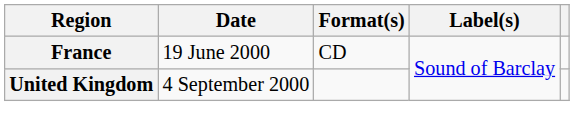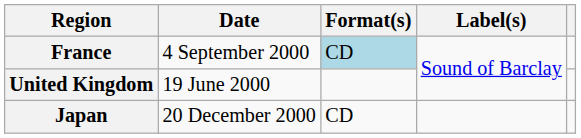(216, 52) 19 June 2000 -> (236, 52) 4 September 2000
(333, 52) no background -> (339, 52) lightblue background
(236, 84) 4 September 2000 -> (216, 84) 19 June 2000
+ row: (81, 116)
